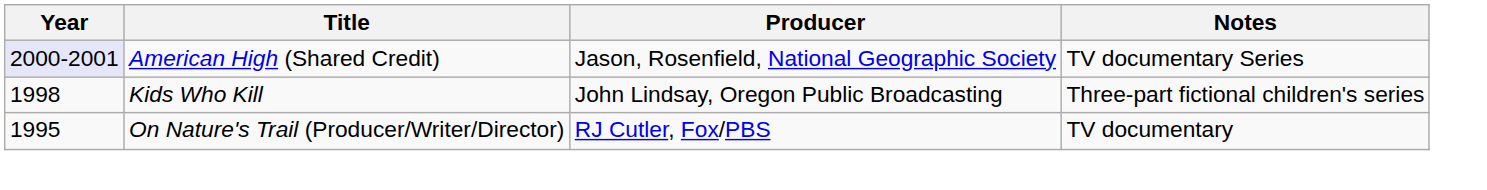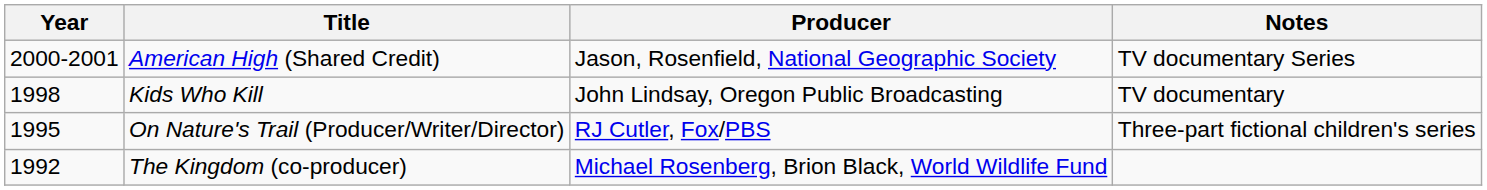(64, 58) lavender background -> (64, 58) no background
(1245, 94) Three-part fictional children's series -> (1201, 94) TV documentary
(1150, 130) TV documentary -> (1297, 130) Three-part fictional children's series
+ row: (268, 166)
